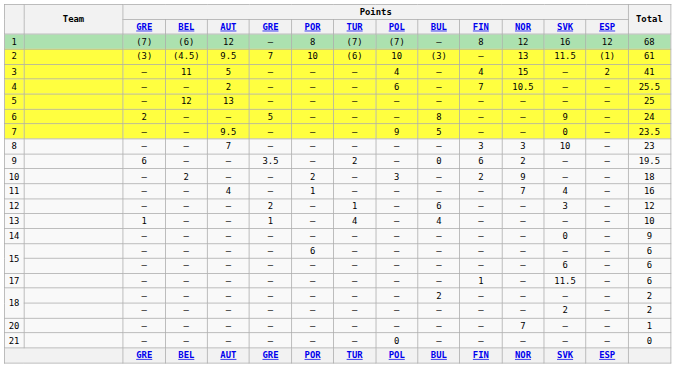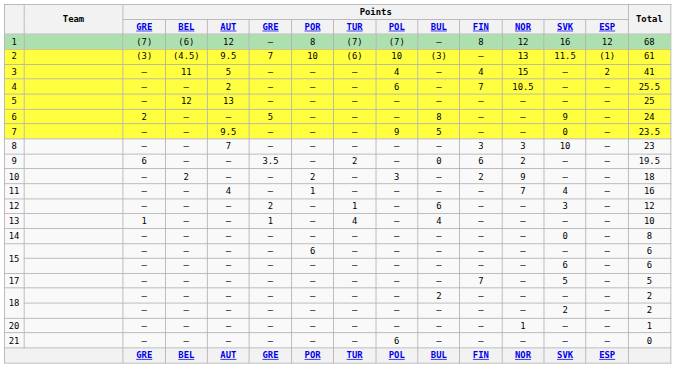(649, 236) 9 -> (649, 236) 8
(481, 280) 1 -> (481, 280) 7
(565, 280) 11.5 -> (565, 280) 5
(649, 280) 6 -> (649, 280) 5
(523, 325) 7 -> (523, 325) 1
(397, 340) 0 -> (397, 340) 6
